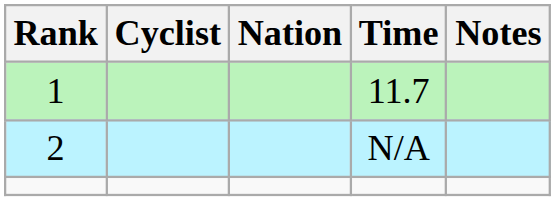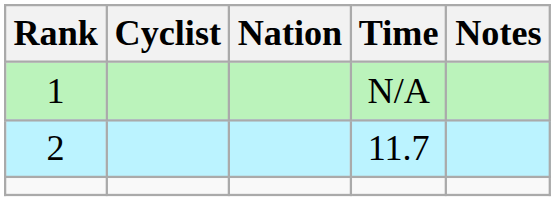(399, 90) 11.7 -> (399, 90) N/A
(399, 147) N/A -> (399, 147) 11.7
